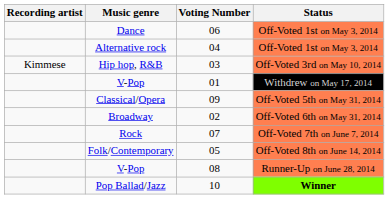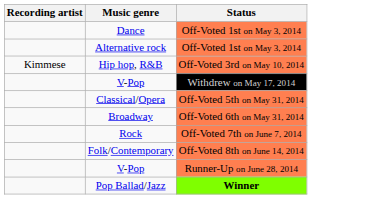- column: (214, 13)
